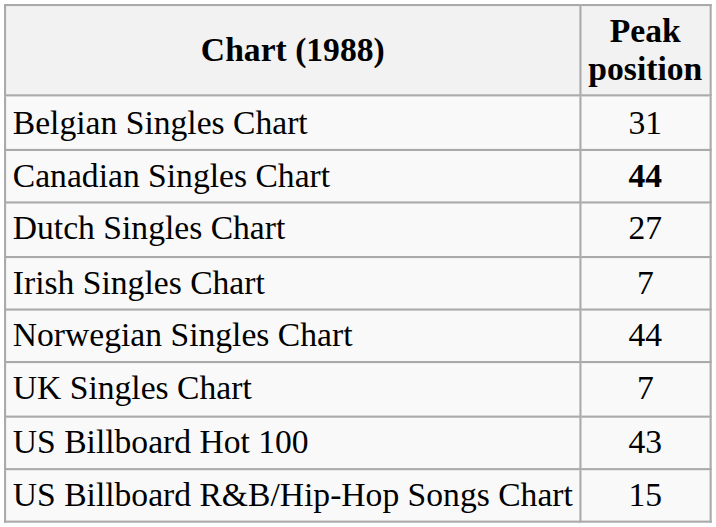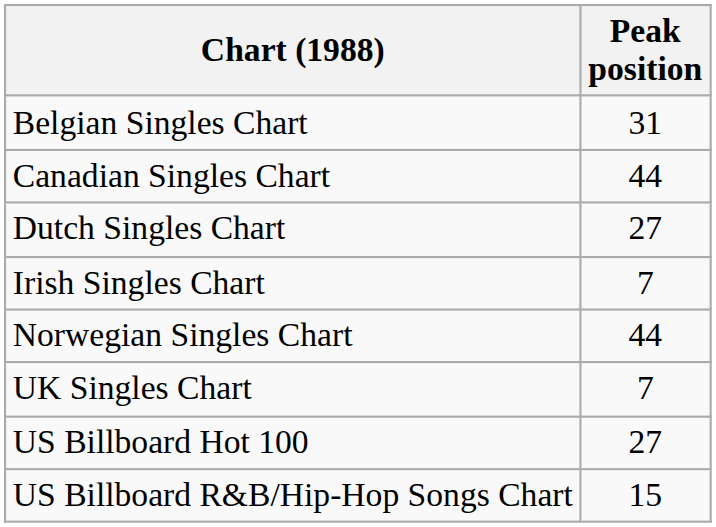(645, 175) bold -> (645, 175) normal
(645, 441) 43 -> (645, 441) 27
